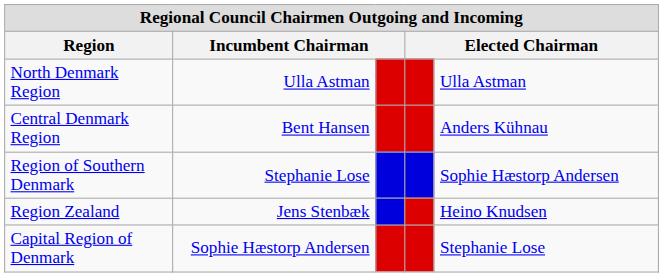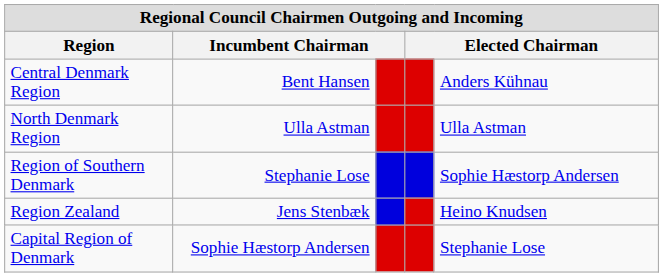rows swapped: (64, 82) <-> (70, 128)
